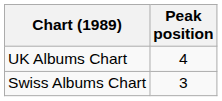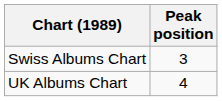rows swapped: (68, 58) <-> (77, 83)
